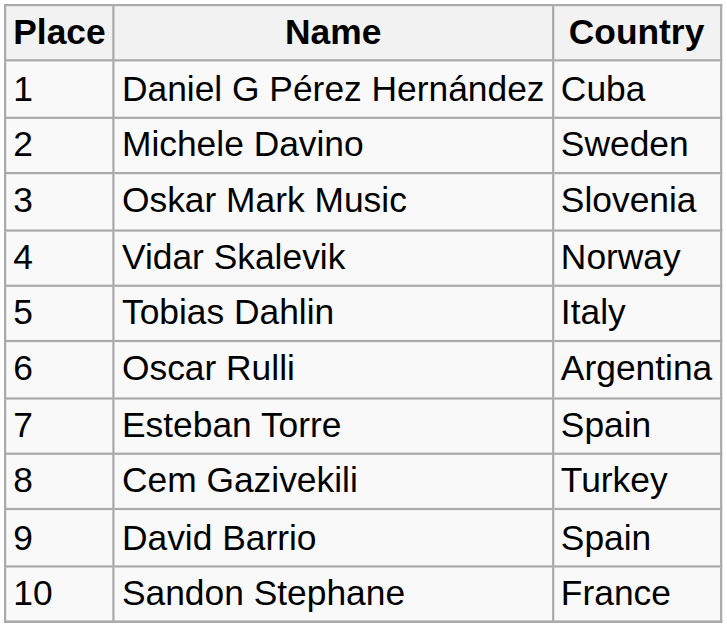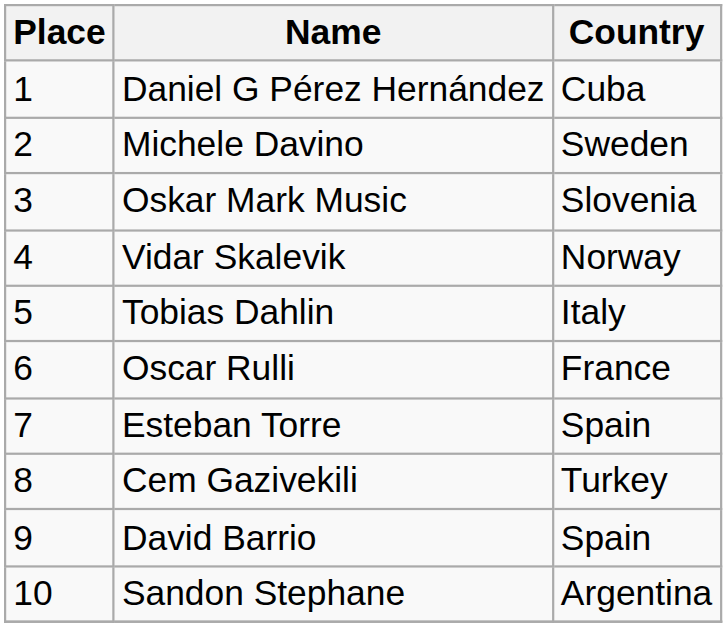(637, 369) Argentina -> (616, 369) France
(616, 593) France -> (637, 593) Argentina
